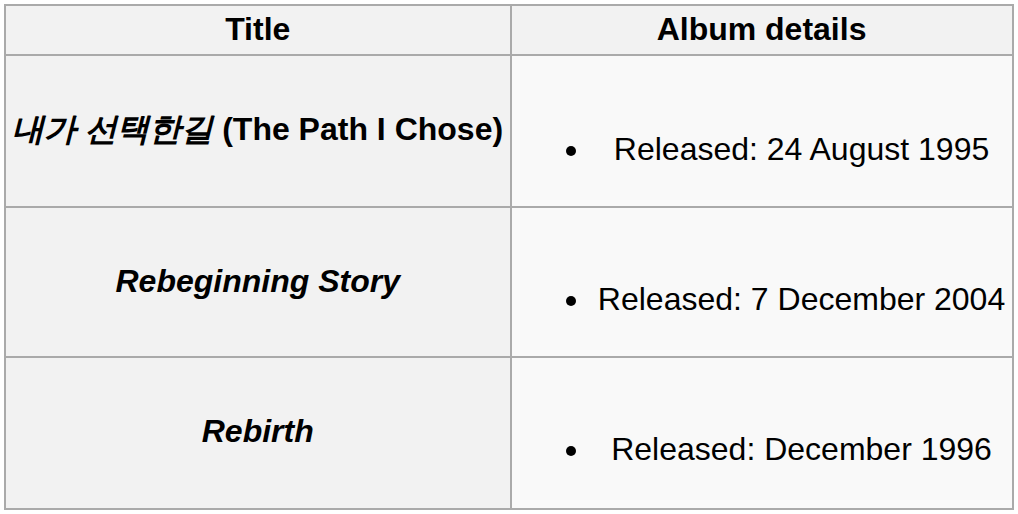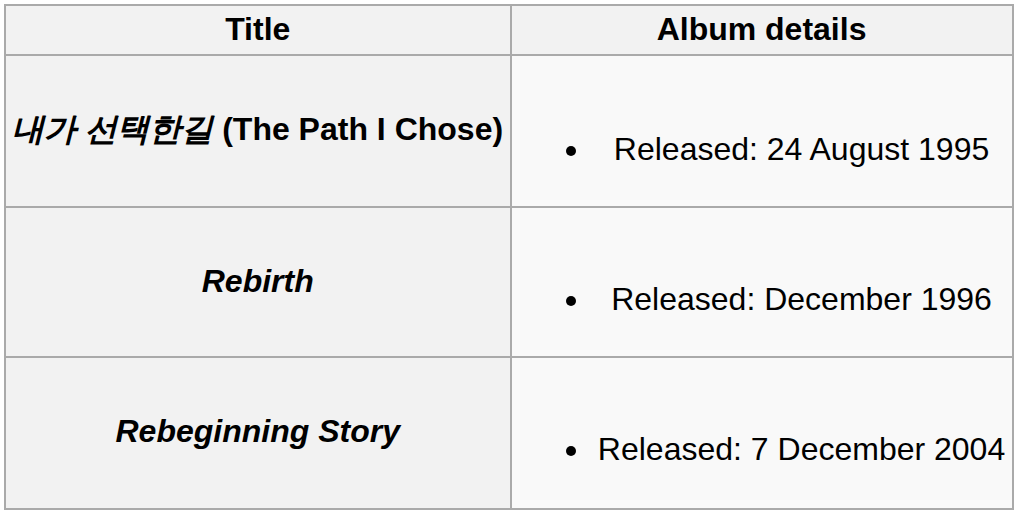rows swapped: (258, 432) <-> (258, 281)
